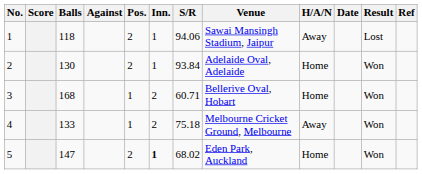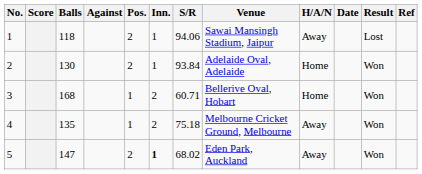(67, 124) 133 -> (67, 124) 135
(315, 154) Home -> (314, 154) Away
